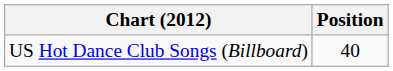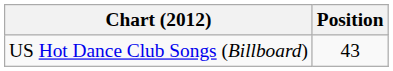(350, 50) 40 -> (350, 50) 43
